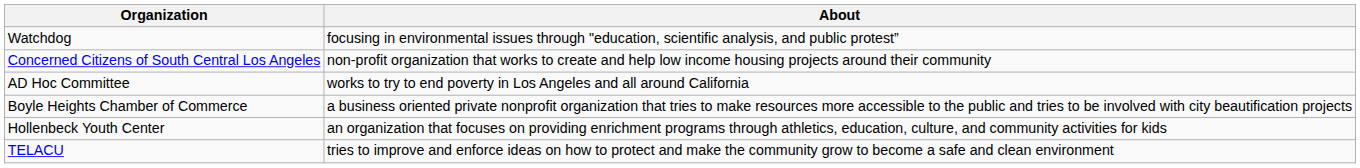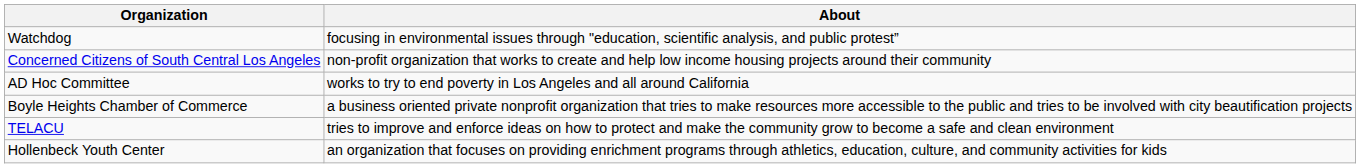rows swapped: (86, 128) <-> (36, 151)
